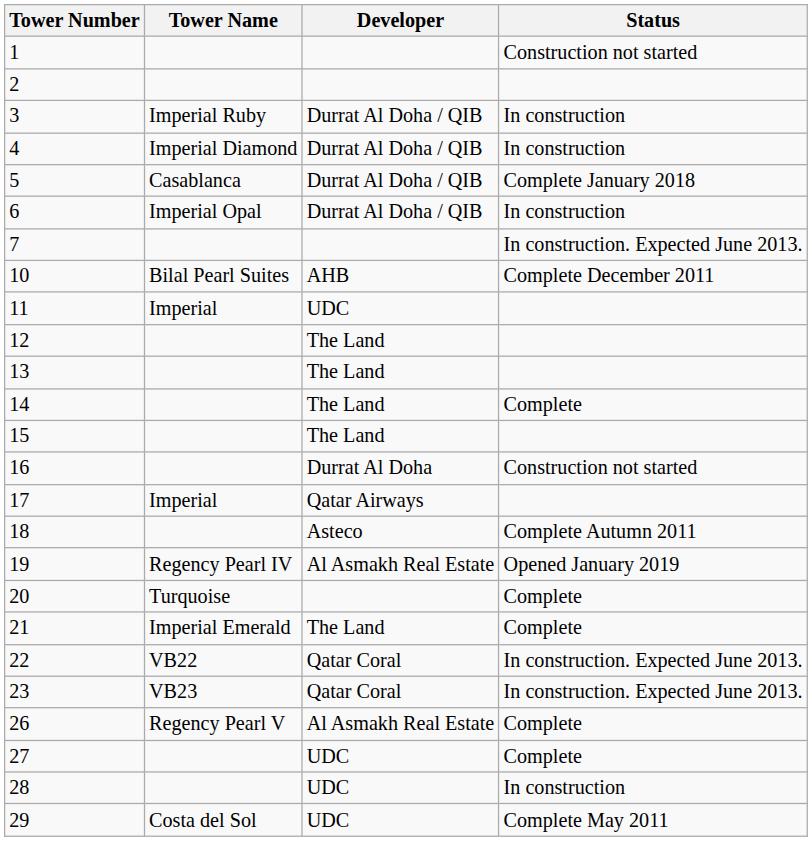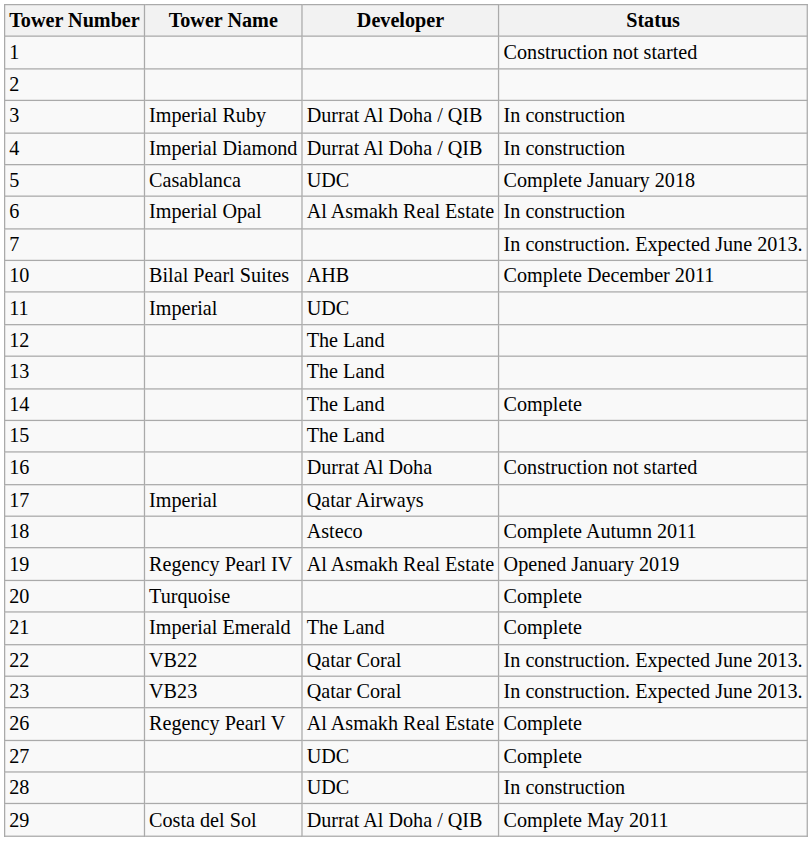(395, 180) Durrat Al Doha / QIB -> (328, 180) UDC
(395, 212) Durrat Al Doha / QIB -> (400, 212) Al Asmakh Real Estate
(328, 819) UDC -> (395, 819) Durrat Al Doha / QIB
